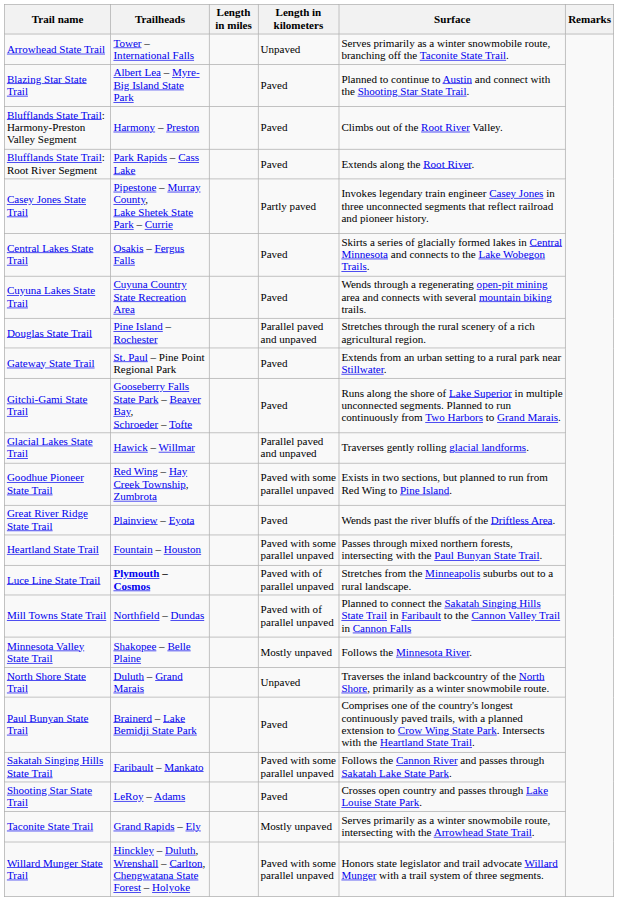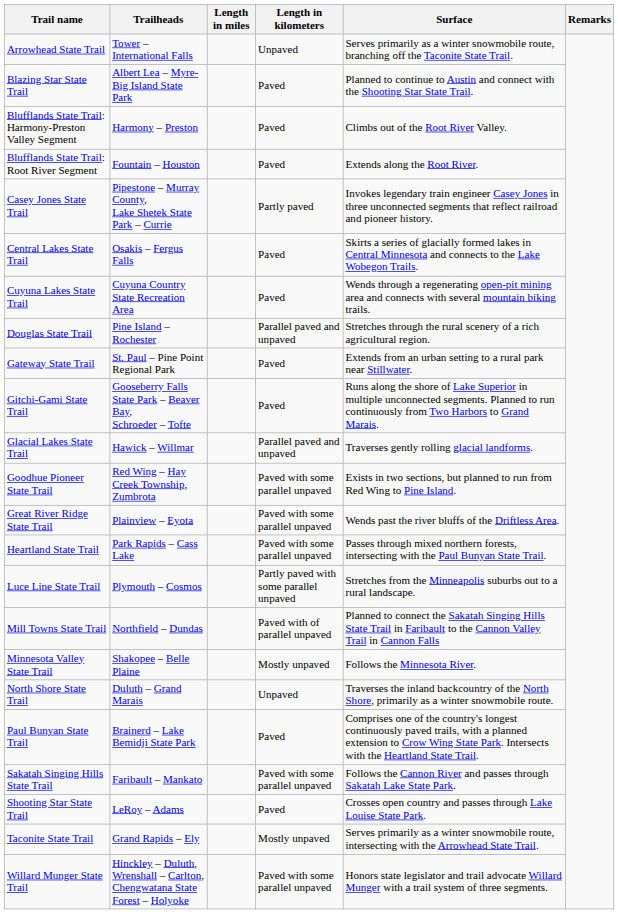(156, 164) Park Rapids – Cass Lake -> (156, 164) Fountain – Houston
(274, 520) Paved -> (296, 520) Paved with some parallel unpaved
(157, 550) Fountain – Houston -> (155, 550) Park Rapids – Cass Lake
(141, 580) bold -> (157, 586) normal
(297, 580) Paved with of parallel unpaved -> (297, 586) Partly paved with some parallel unpaved
